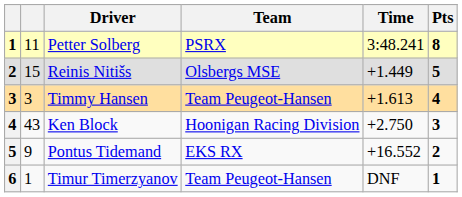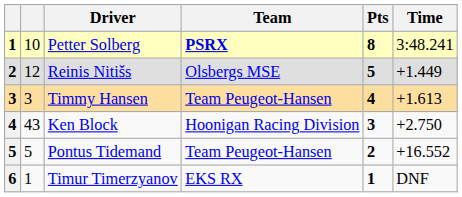columns swapped: (396, 18) <-> (443, 18)
(32, 44) 11 -> (32, 44) 10
(206, 44) normal -> (206, 44) bold
(32, 71) 15 -> (32, 71) 12
(28, 152) 9 -> (28, 152) 5
(214, 152) EKS RX -> (258, 152) Team Peugeot-Hansen
(258, 178) Team Peugeot-Hansen -> (214, 178) EKS RX
